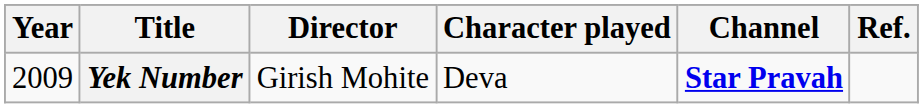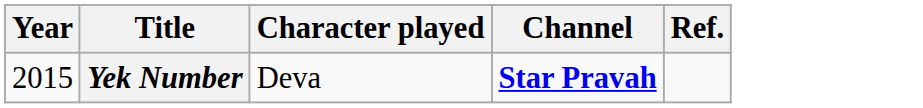- column: (343, 28)
(43, 77) 2009 -> (43, 77) 2015
